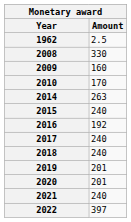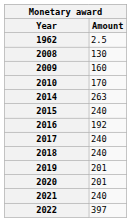(99, 54) 330 -> (99, 54) 130
